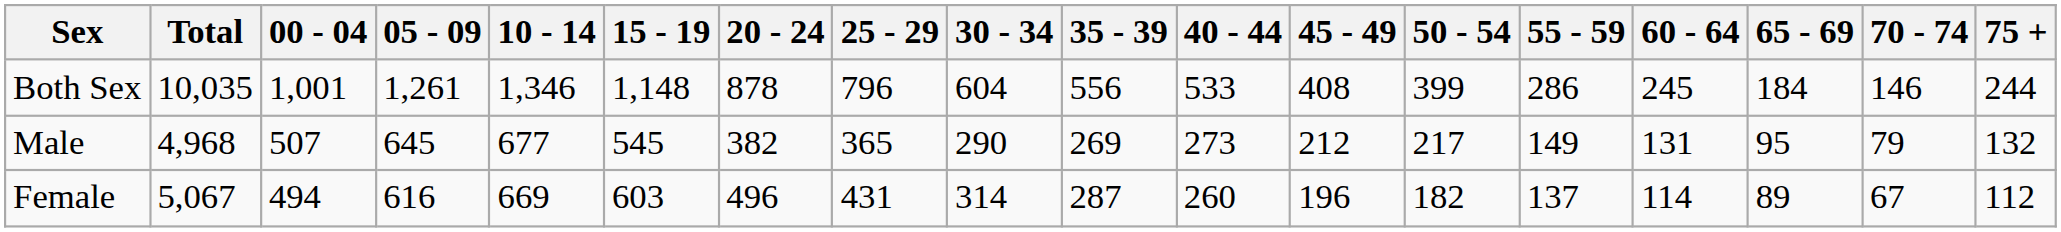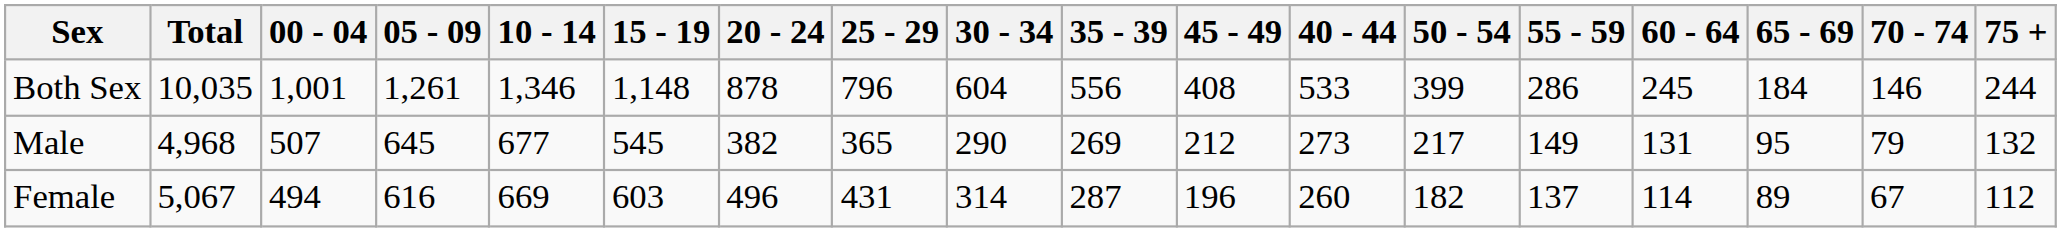columns swapped: (1233, 32) <-> (1347, 32)
